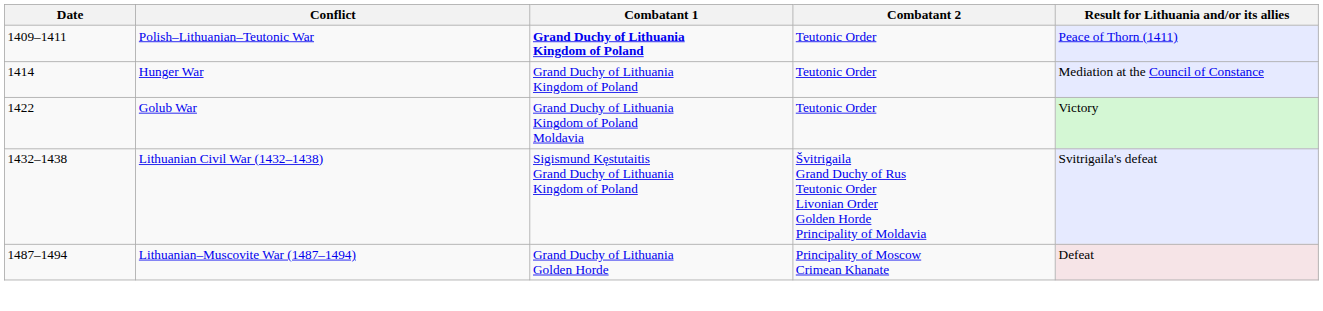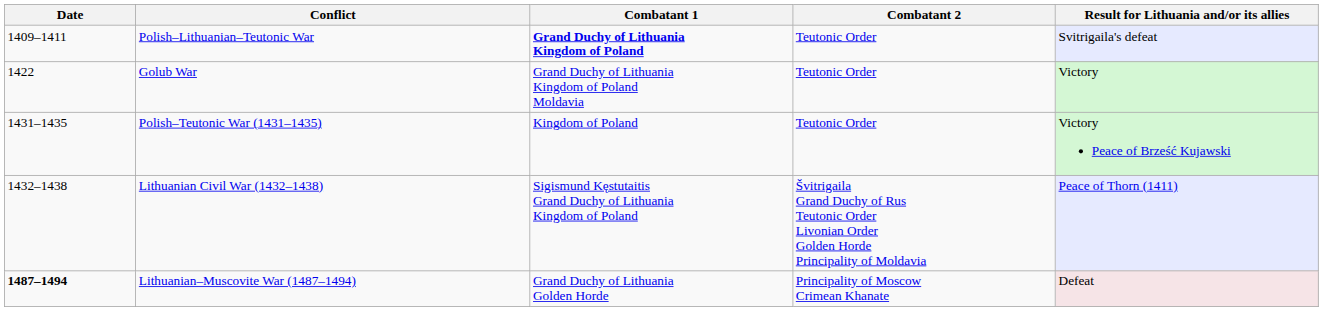(1118, 36) Peace of Thorn (1411) -> (1108, 36) Svitrigaila's defeat
- row: (171, 72)
+ row: (230, 123)
(1108, 159) Svitrigaila's defeat -> (1118, 185) Peace of Thorn (1411)
(37, 254) normal -> (37, 281) bold
